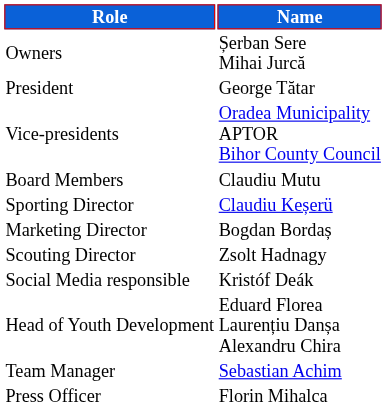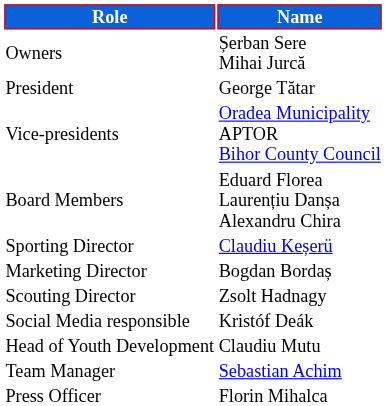(270, 179) Claudiu Mutu -> (280, 200) Eduard Florea Laurențiu Danșa Alexandru Chira
(280, 325) Eduard Florea Laurențiu Danșa Alexandru Chira -> (270, 346) Claudiu Mutu
